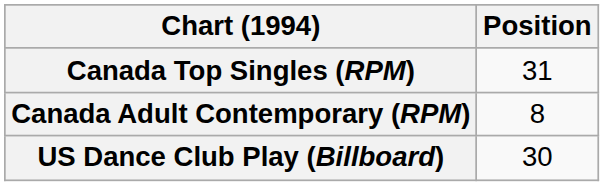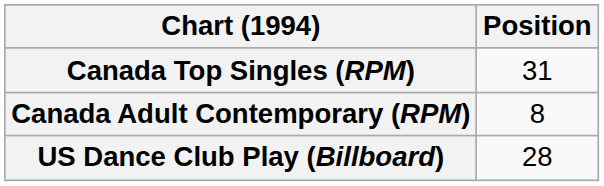(537, 157) 30 -> (537, 157) 28
